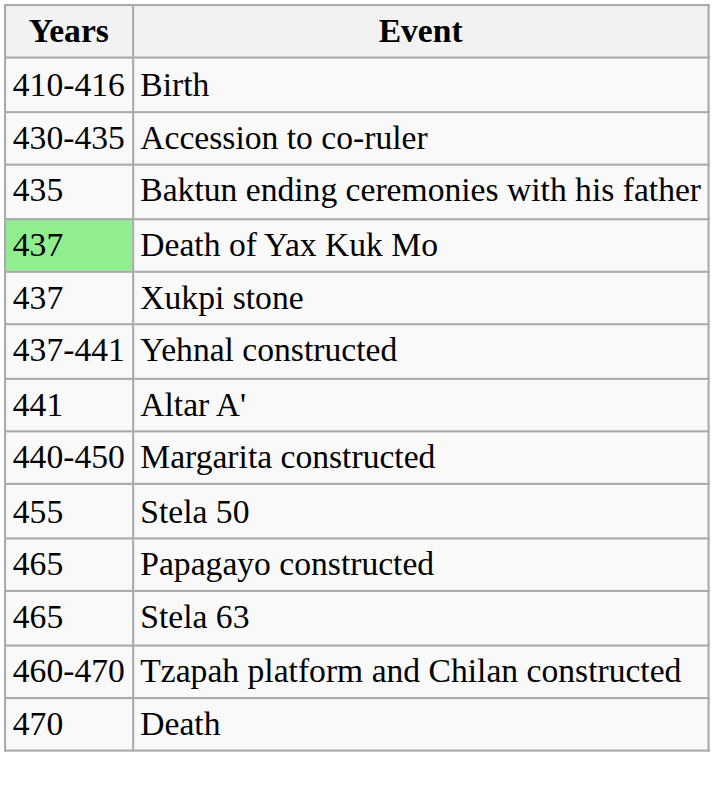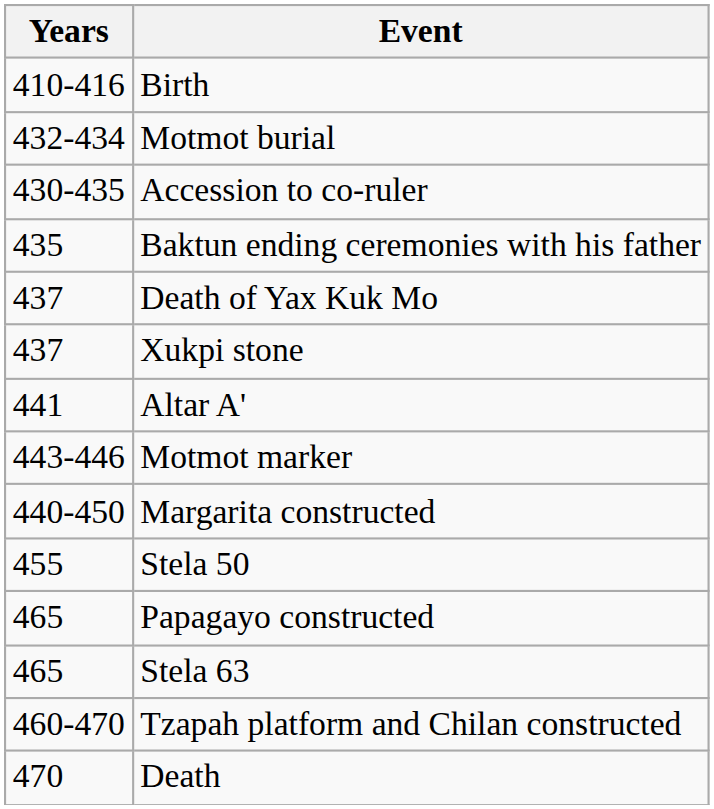+ row: (238, 137)
(38, 244) lightgreen background -> (38, 297) no background
- row: (269, 350)
+ row: (246, 457)
